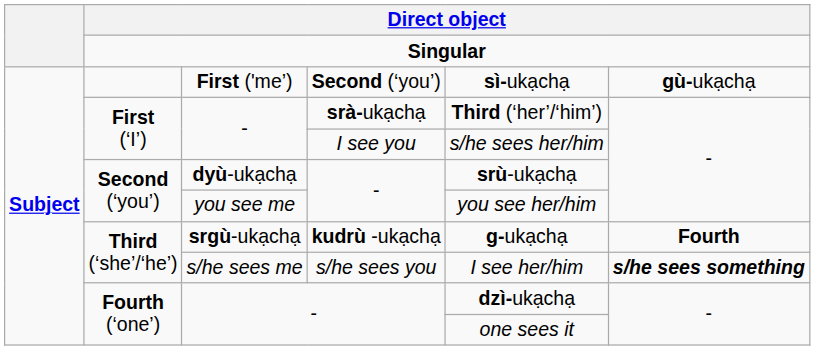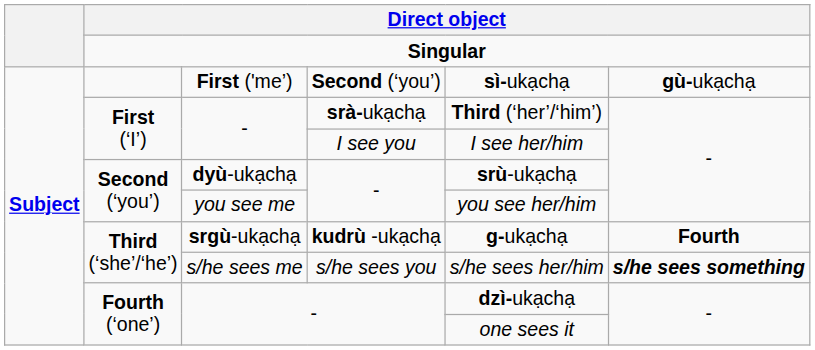(527, 143) s/he sees her/him -> (527, 143) I see her/him
(527, 267) I see her/him -> (527, 267) s/he sees her/him
